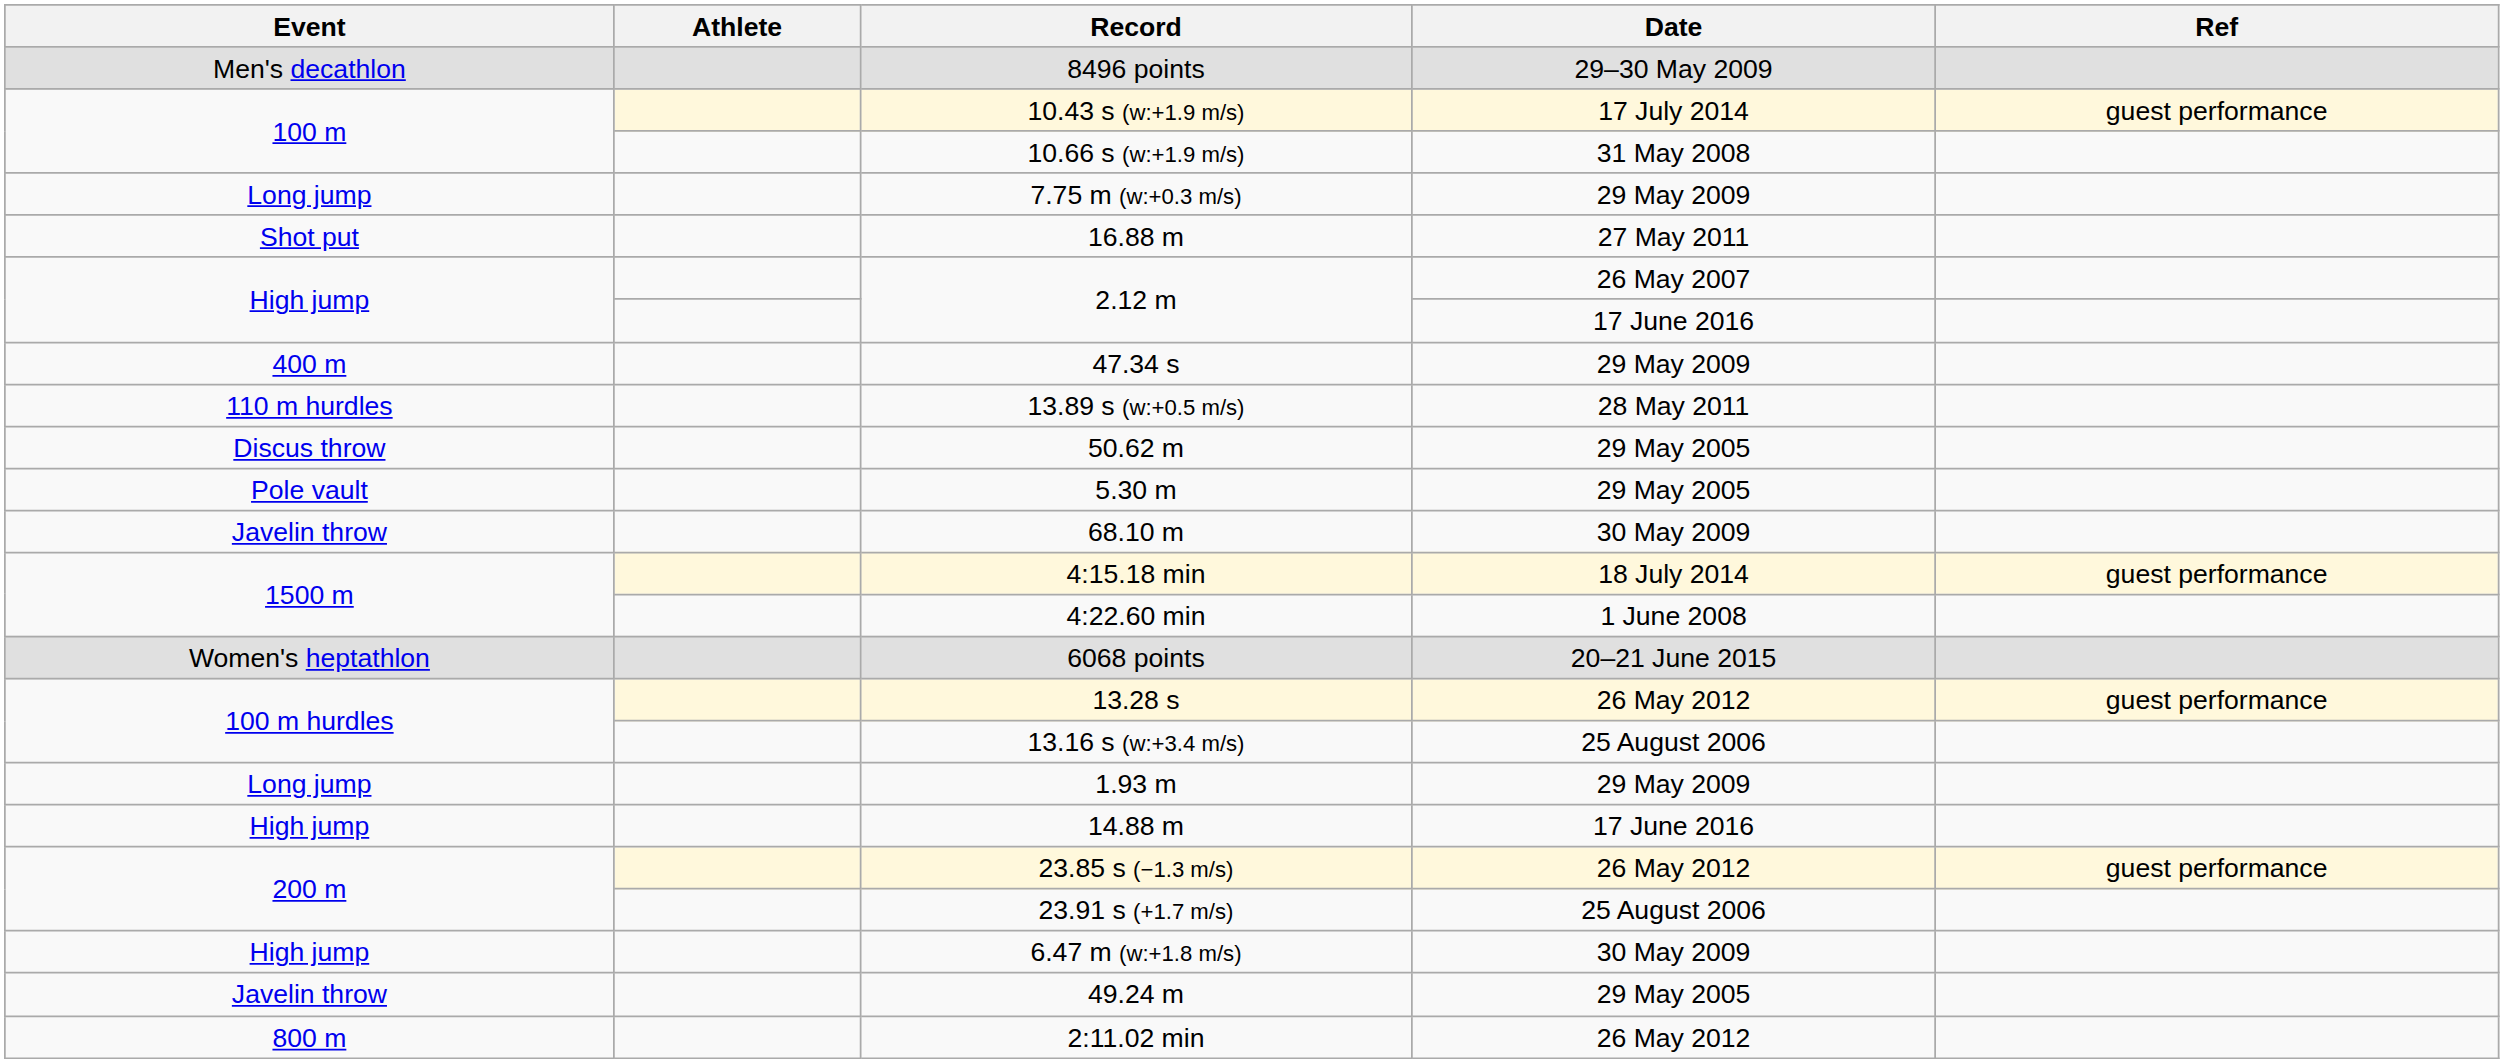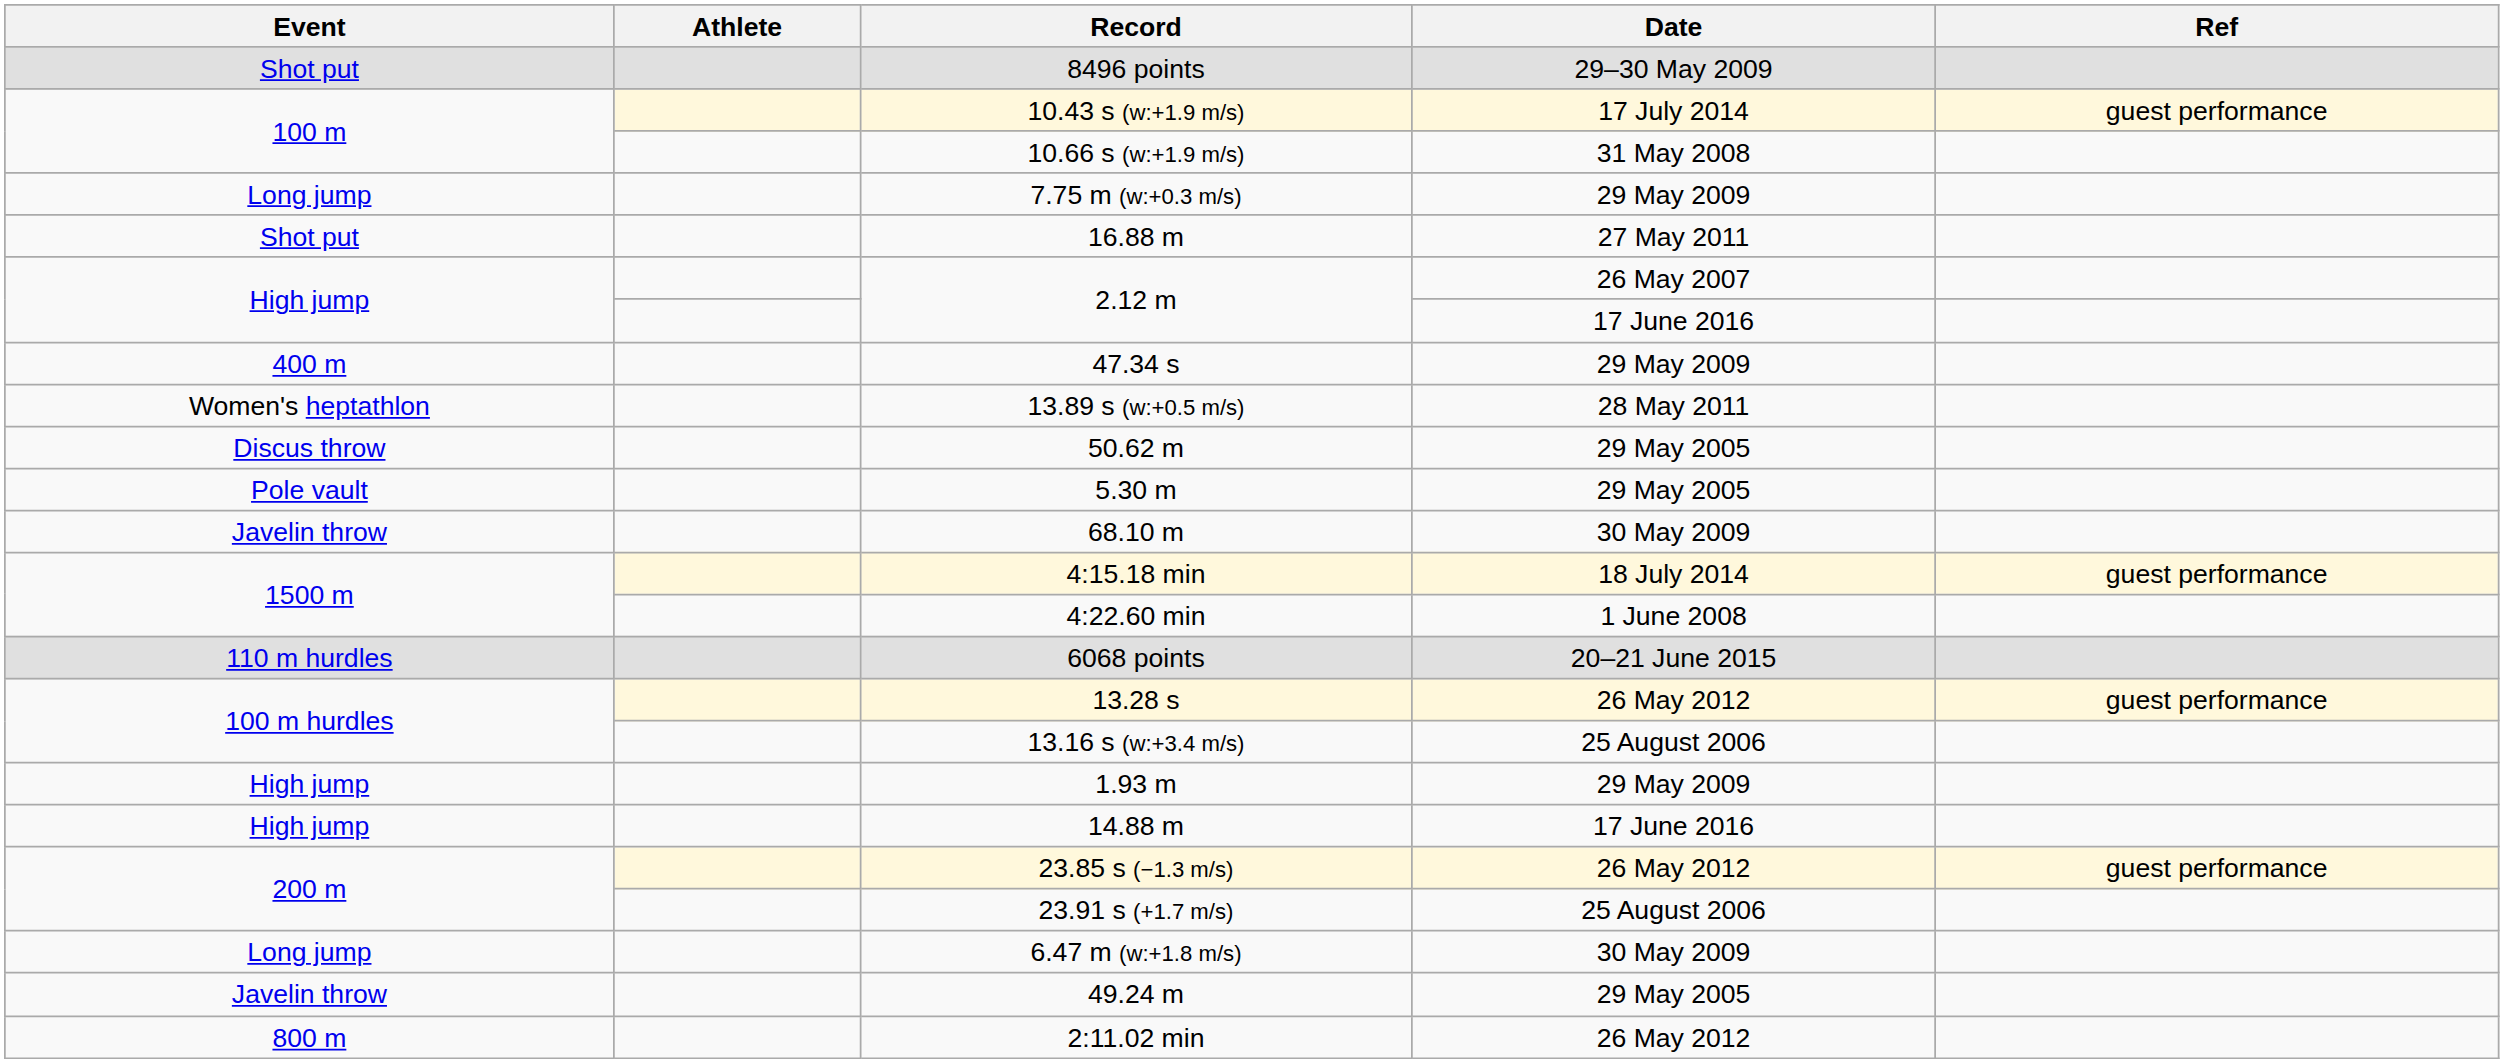(309, 68) Men's decathlon -> (309, 68) Shot put
(309, 405) 110 m hurdles -> (309, 405) Women's heptathlon
(309, 658) Women's heptathlon -> (309, 658) 110 m hurdles
(309, 784) Long jump -> (309, 784) High jump
(309, 953) High jump -> (309, 953) Long jump
